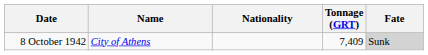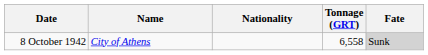(351, 41) 7,409 -> (351, 41) 6,558
